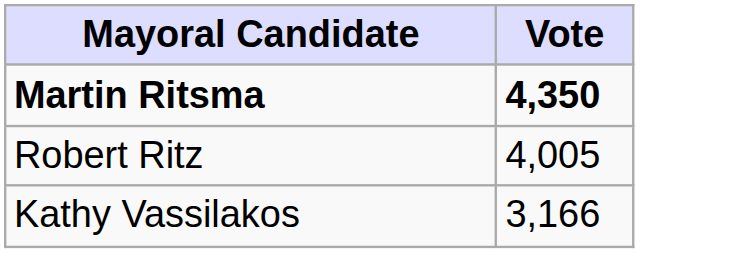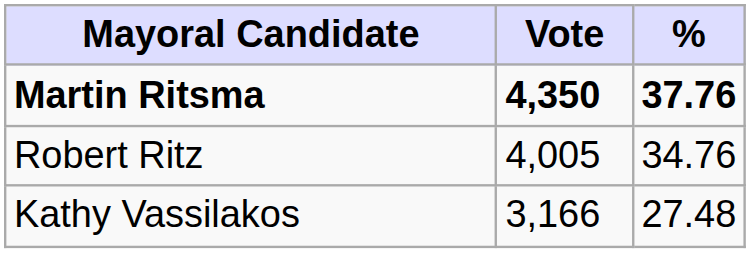+ column: (689, 34)
